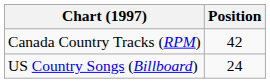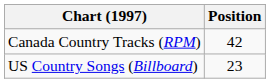(235, 66) 24 -> (235, 66) 23
